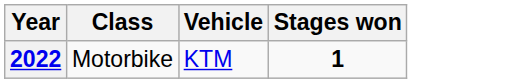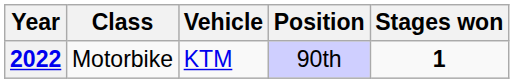+ column: (319, 22)
